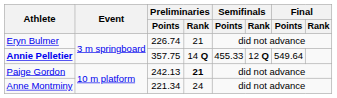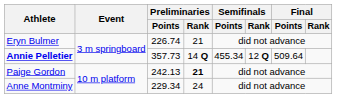(166, 56) 357.75 -> (166, 56) 357.73
(229, 56) 455.33 -> (229, 56) 455.34
(289, 56) 549.64 -> (289, 56) 509.64
(166, 86) 221.34 -> (166, 86) 229.34
